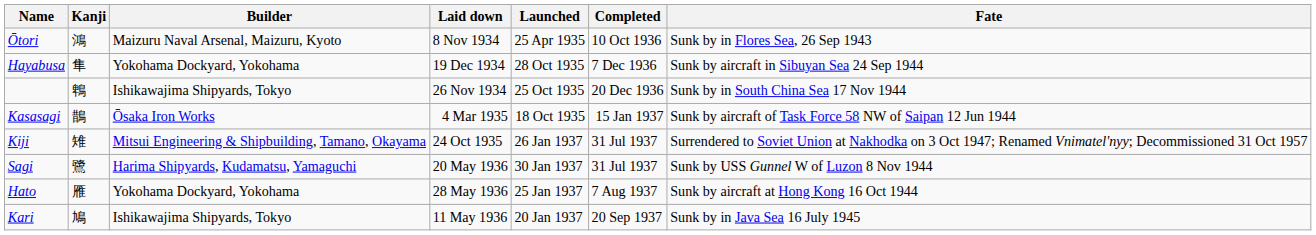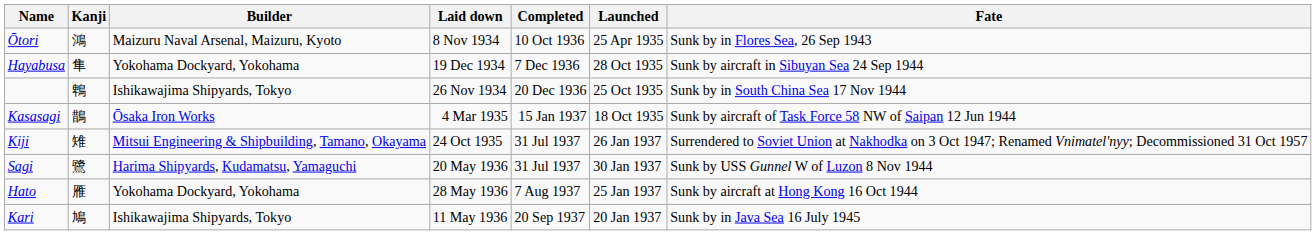columns swapped: (550, 16) <-> (628, 16)
